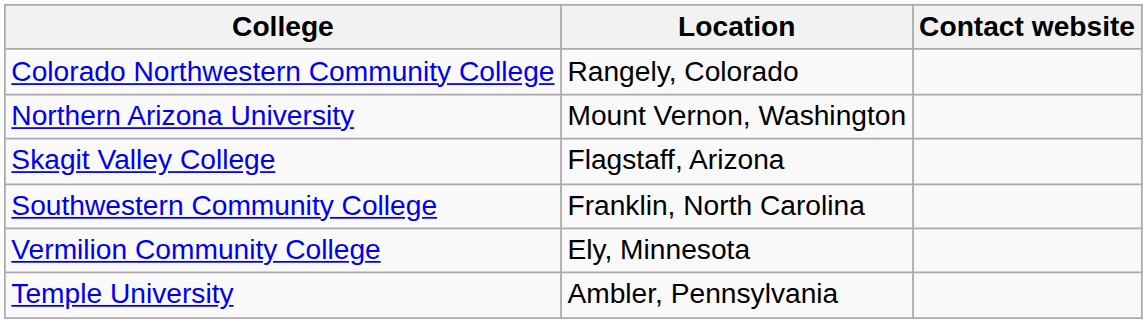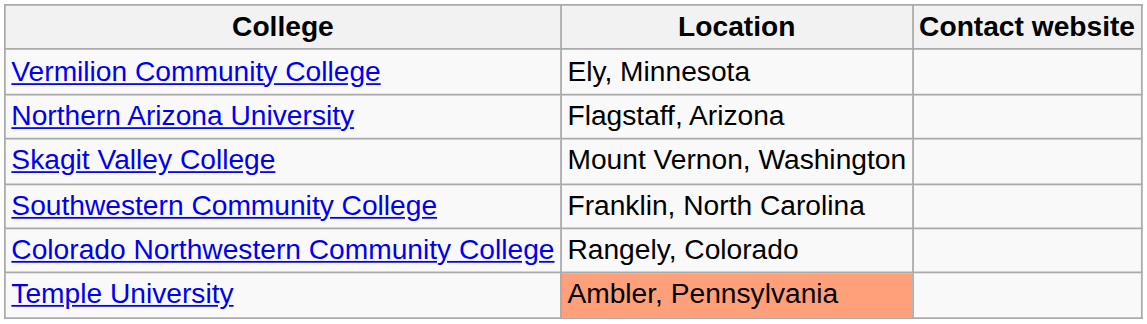rows swapped: (283, 71) <-> (196, 250)
(737, 116) Mount Vernon, Washington -> (676, 116) Flagstaff, Arizona
(676, 160) Flagstaff, Arizona -> (737, 160) Mount Vernon, Washington
(703, 294) no background -> (703, 294) lightsalmon background
